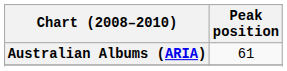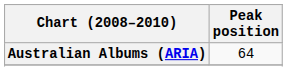(246, 54) 61 -> (246, 54) 64
